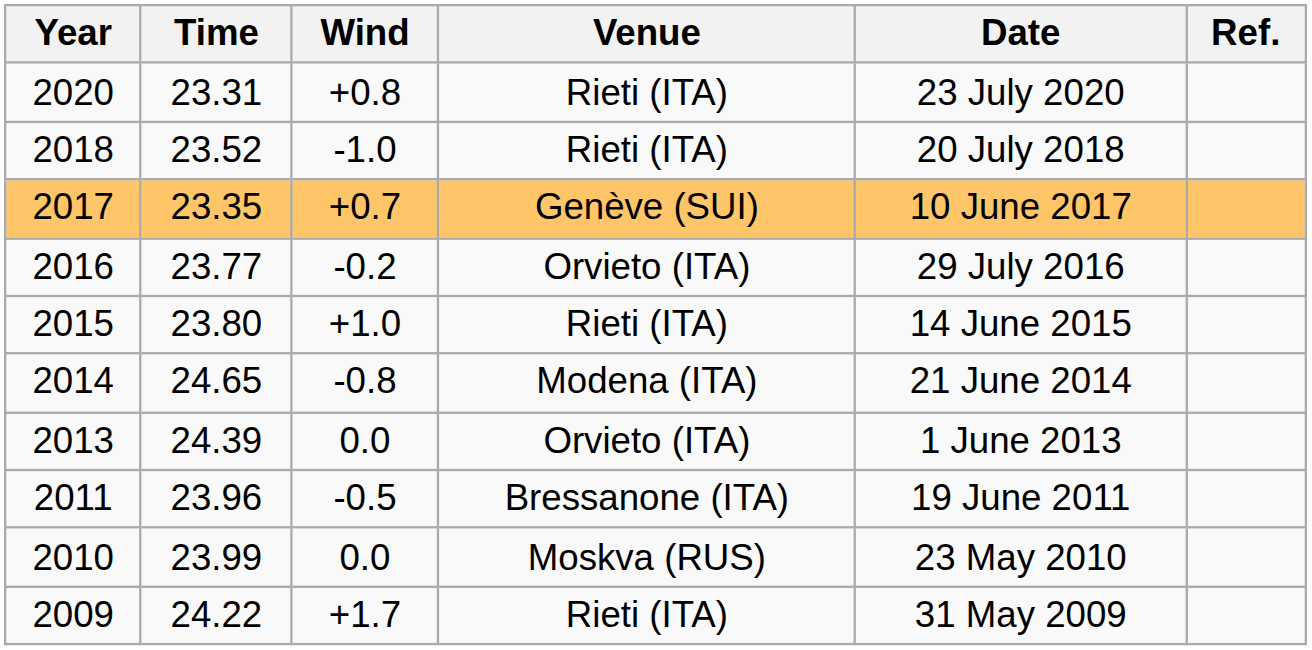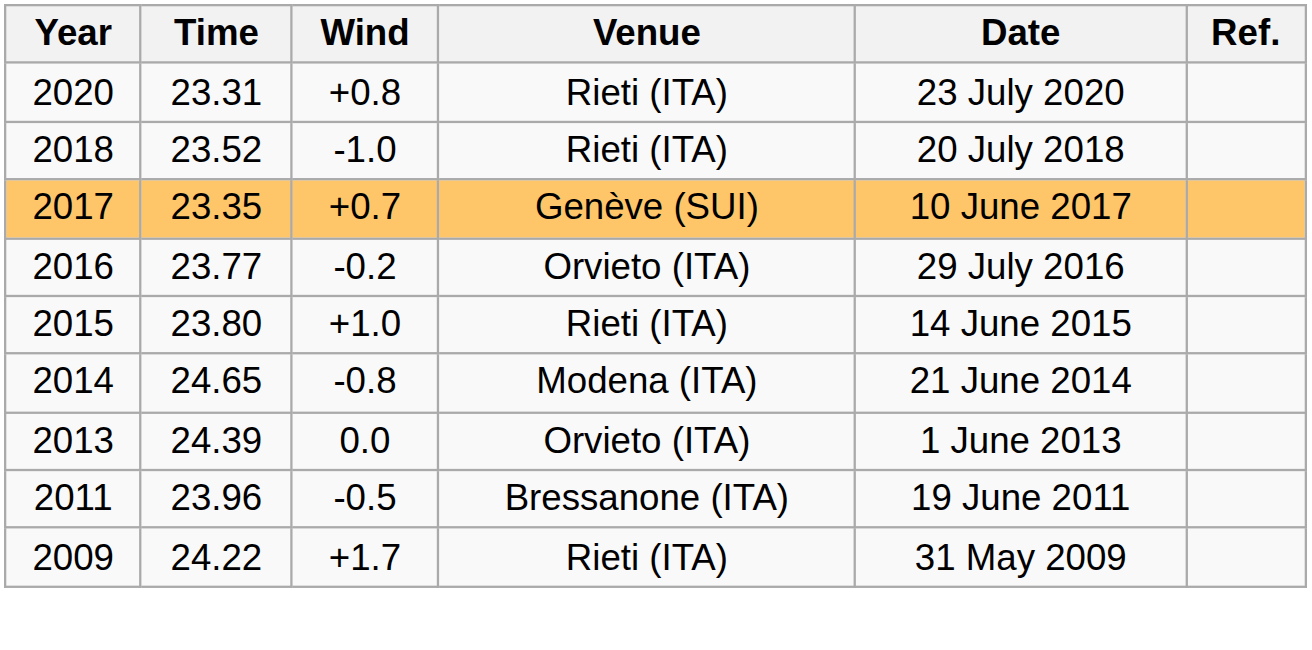- row: (73, 556)
